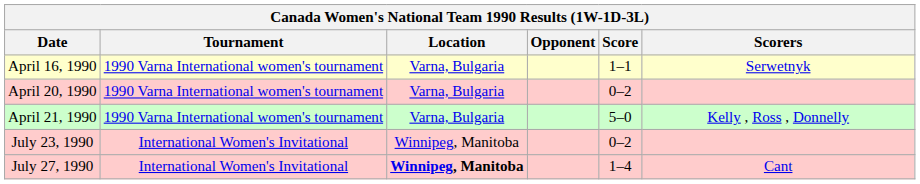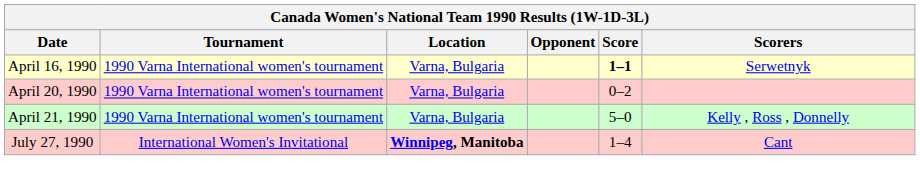(620, 67) normal -> (620, 67) bold
- row: (52, 142)
